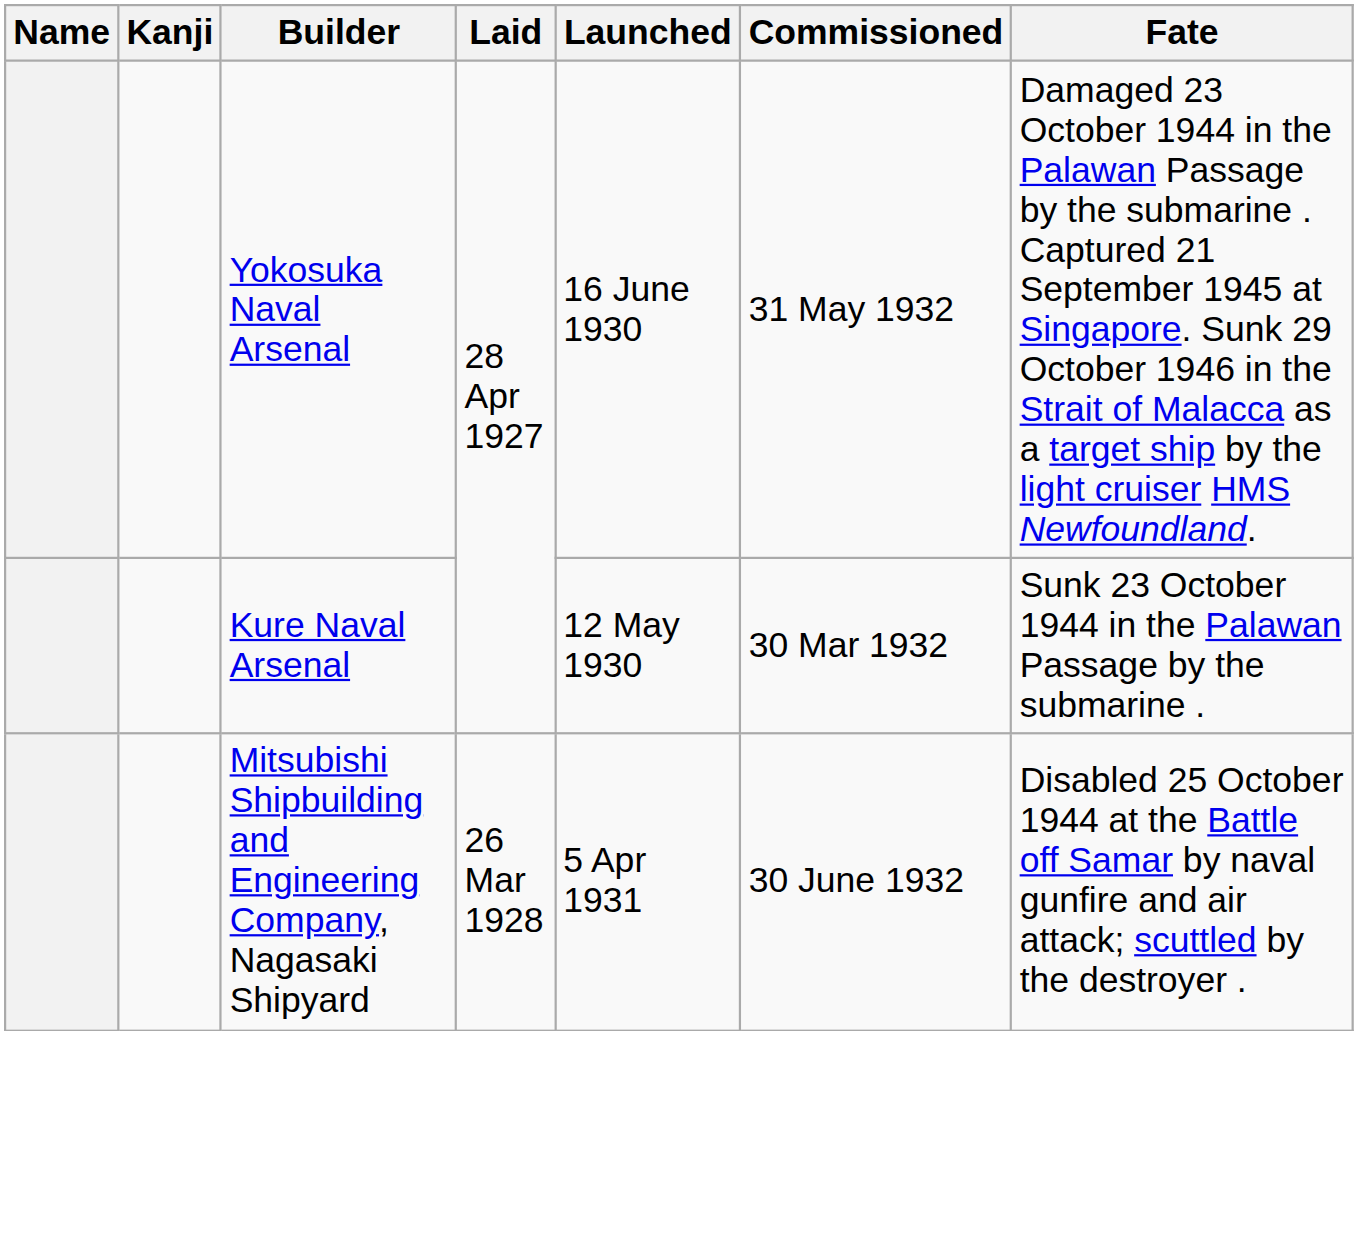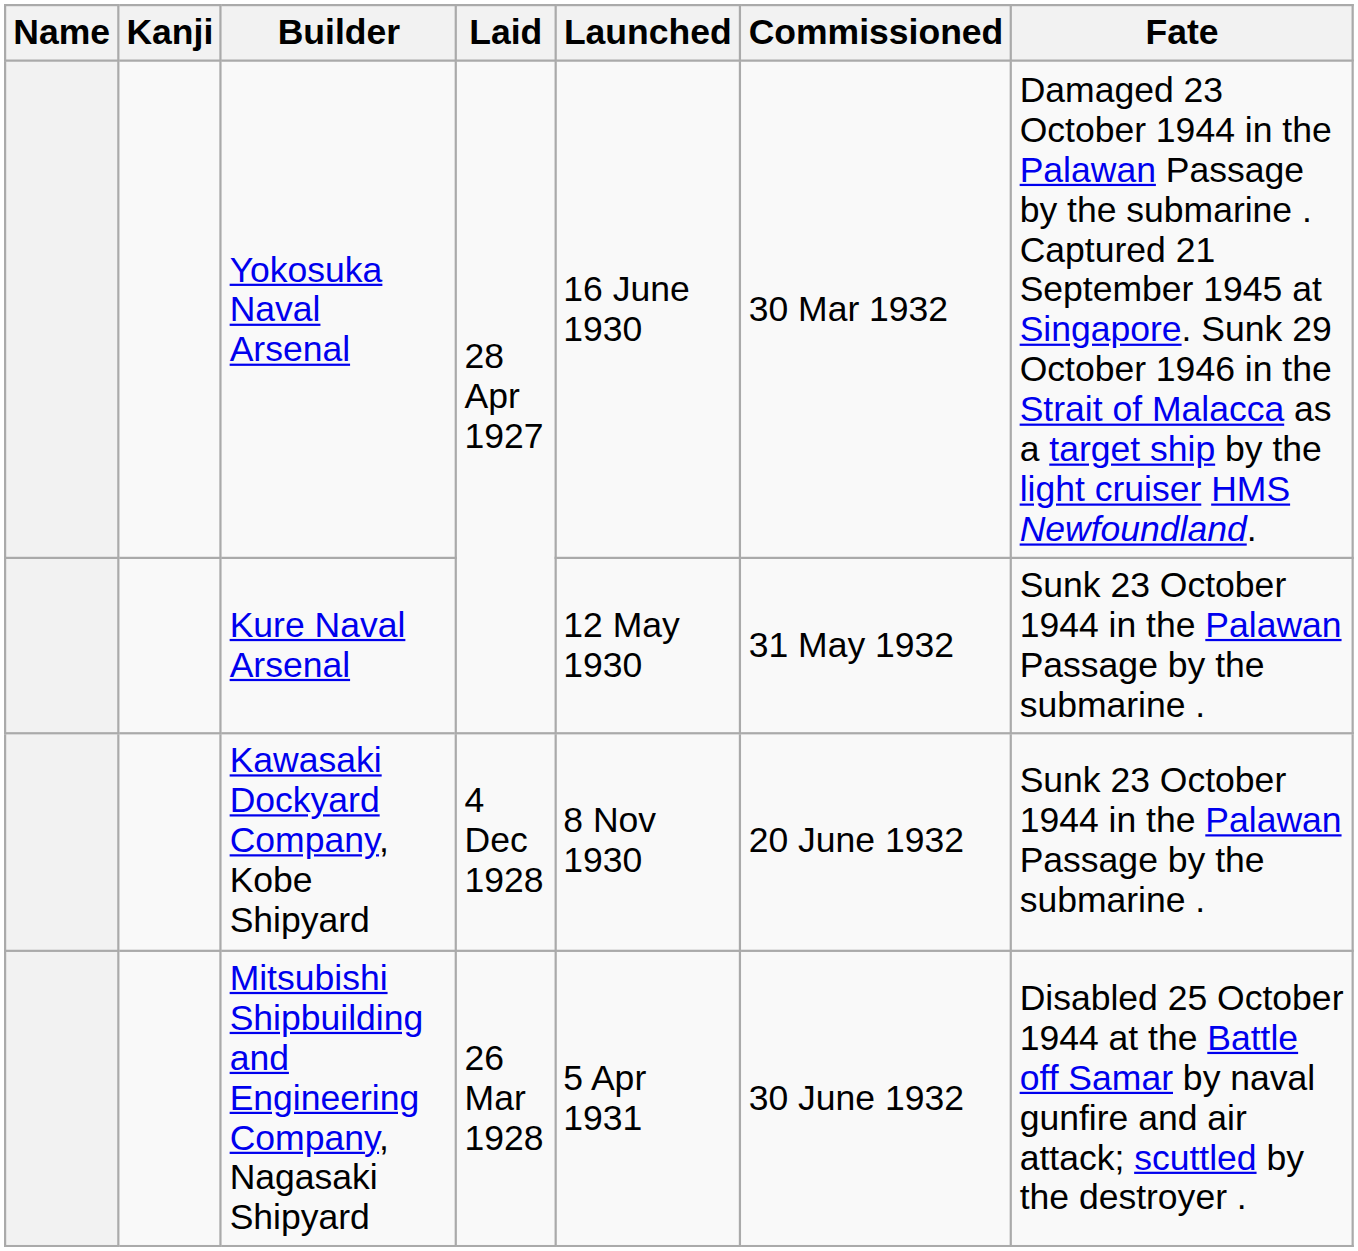(851, 308) 31 May 1932 -> (848, 308) 30 Mar 1932
(848, 644) 30 Mar 1932 -> (851, 644) 31 May 1932
+ row: (309, 841)
